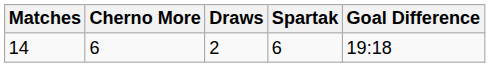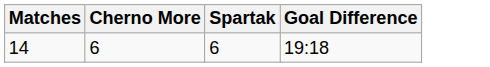- column: (236, 18)
